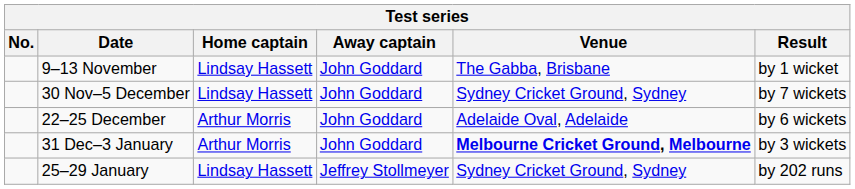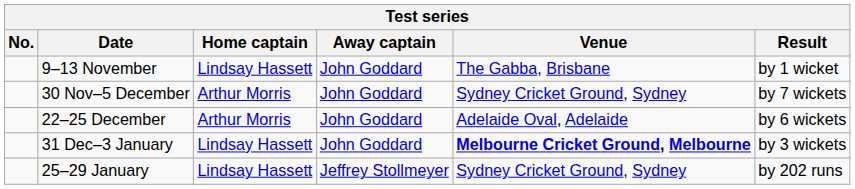(255, 94) Lindsay Hassett -> (244, 94) Arthur Morris
(244, 145) Arthur Morris -> (255, 145) Lindsay Hassett
